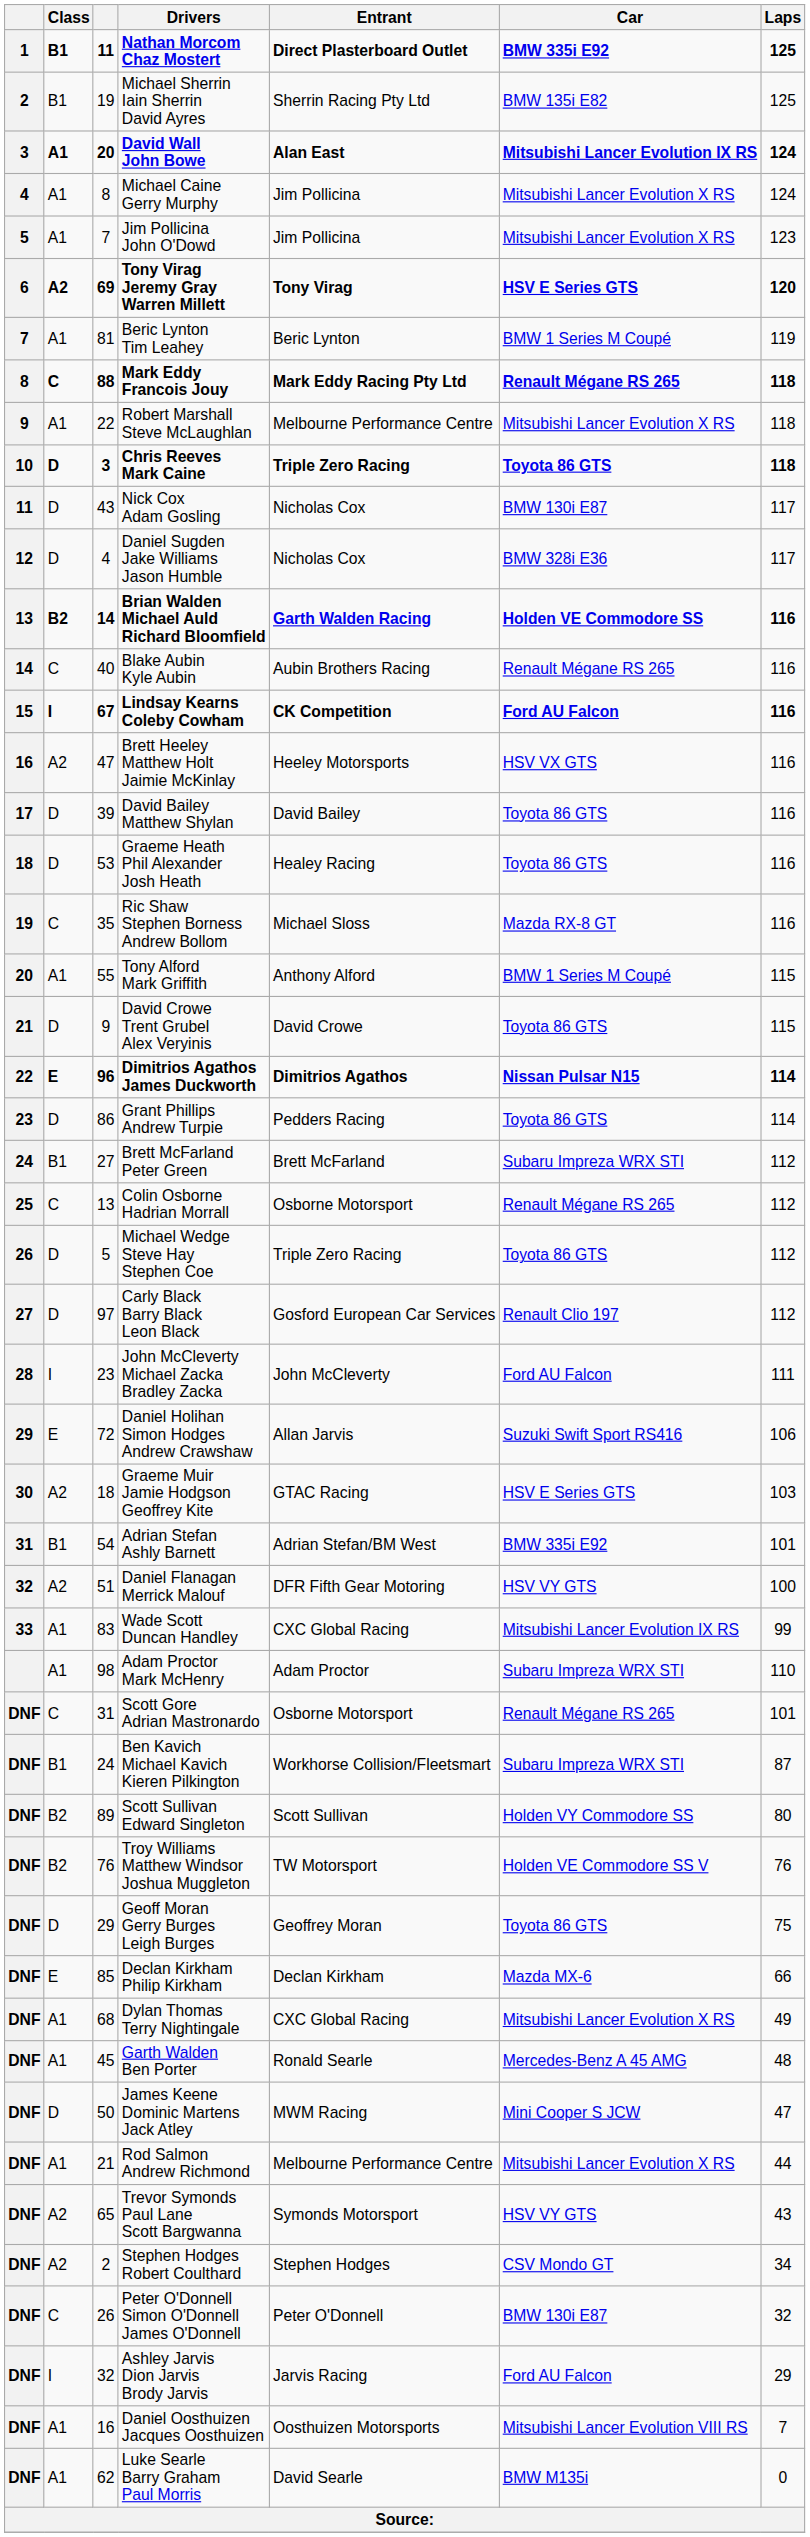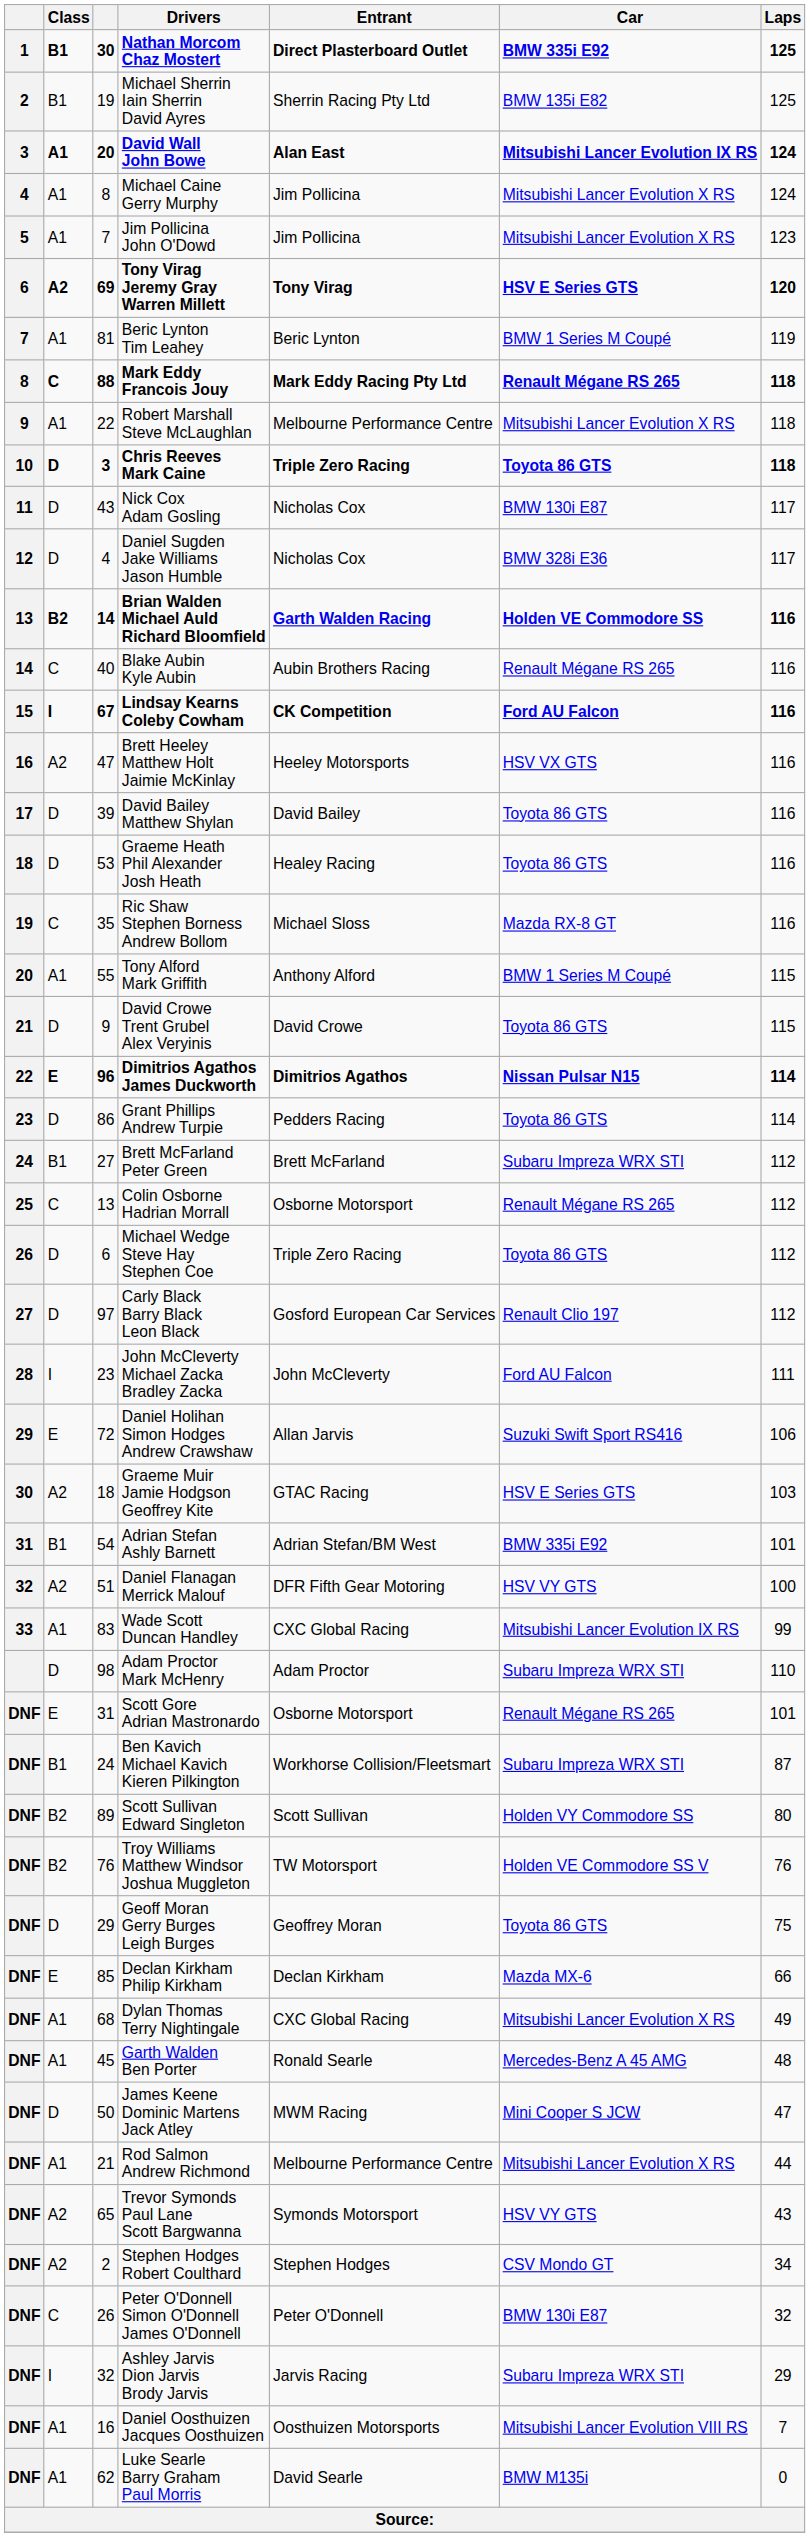(106, 51) 11 -> (106, 51) 30
(106, 1255) 5 -> (106, 1255) 6
(57, 1671) A1 -> (53, 1671) D
(53, 1714) C -> (53, 1714) E
(557, 2376) Ford AU Falcon -> (593, 2376) Subaru Impreza WRX STI
